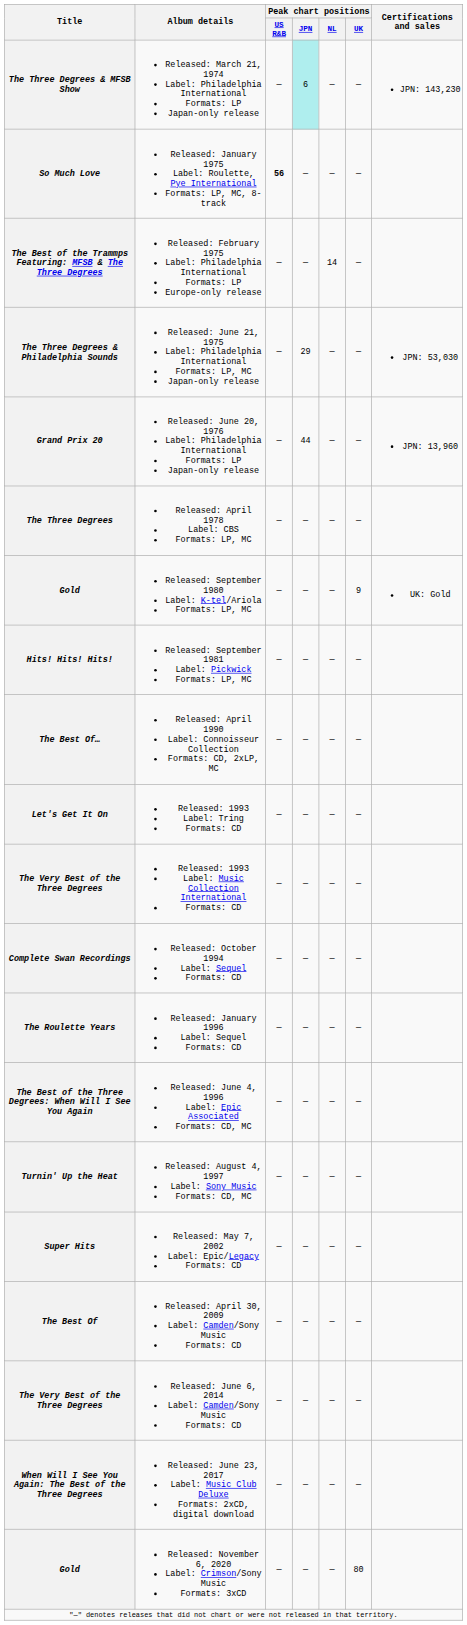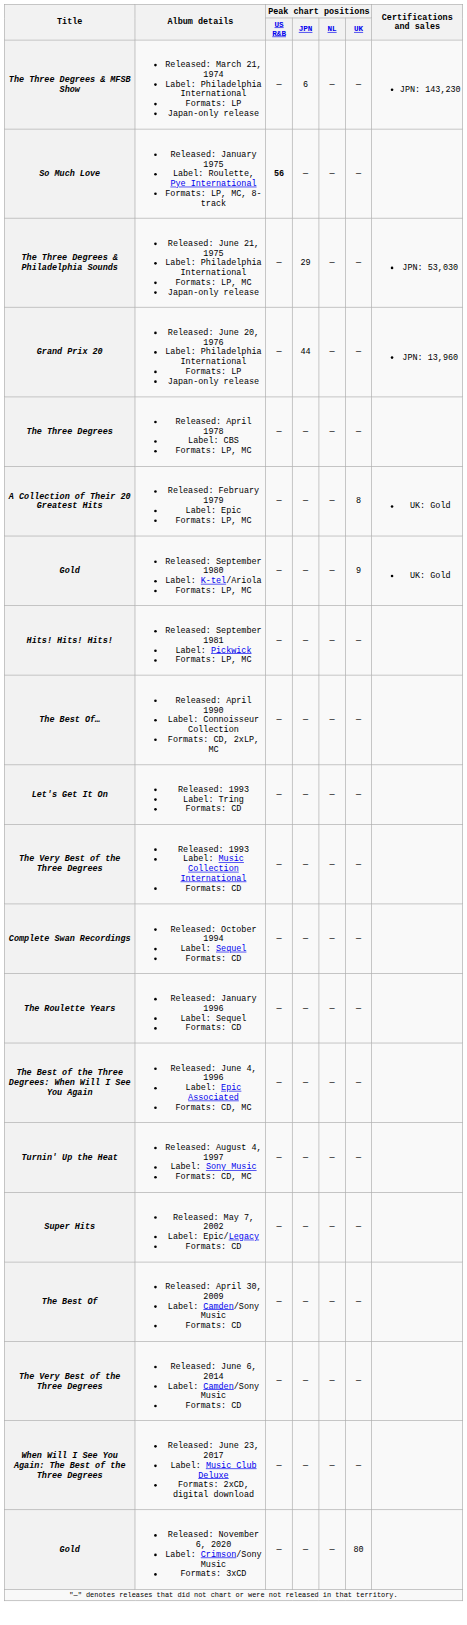(306, 85) paleturquoise background -> (306, 85) no background
- row: (70, 263)
+ row: (70, 501)
